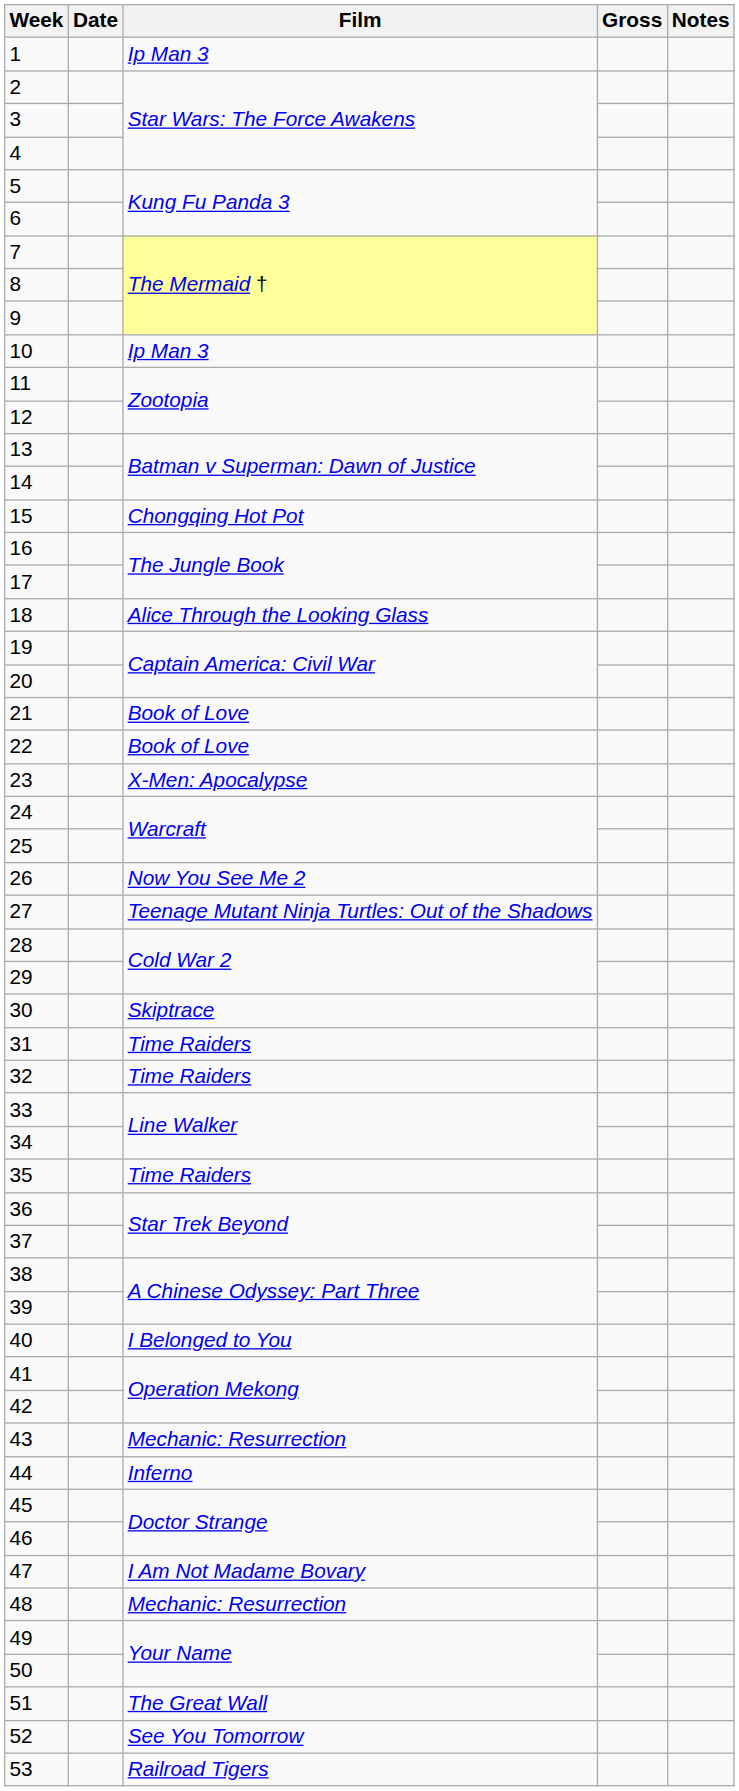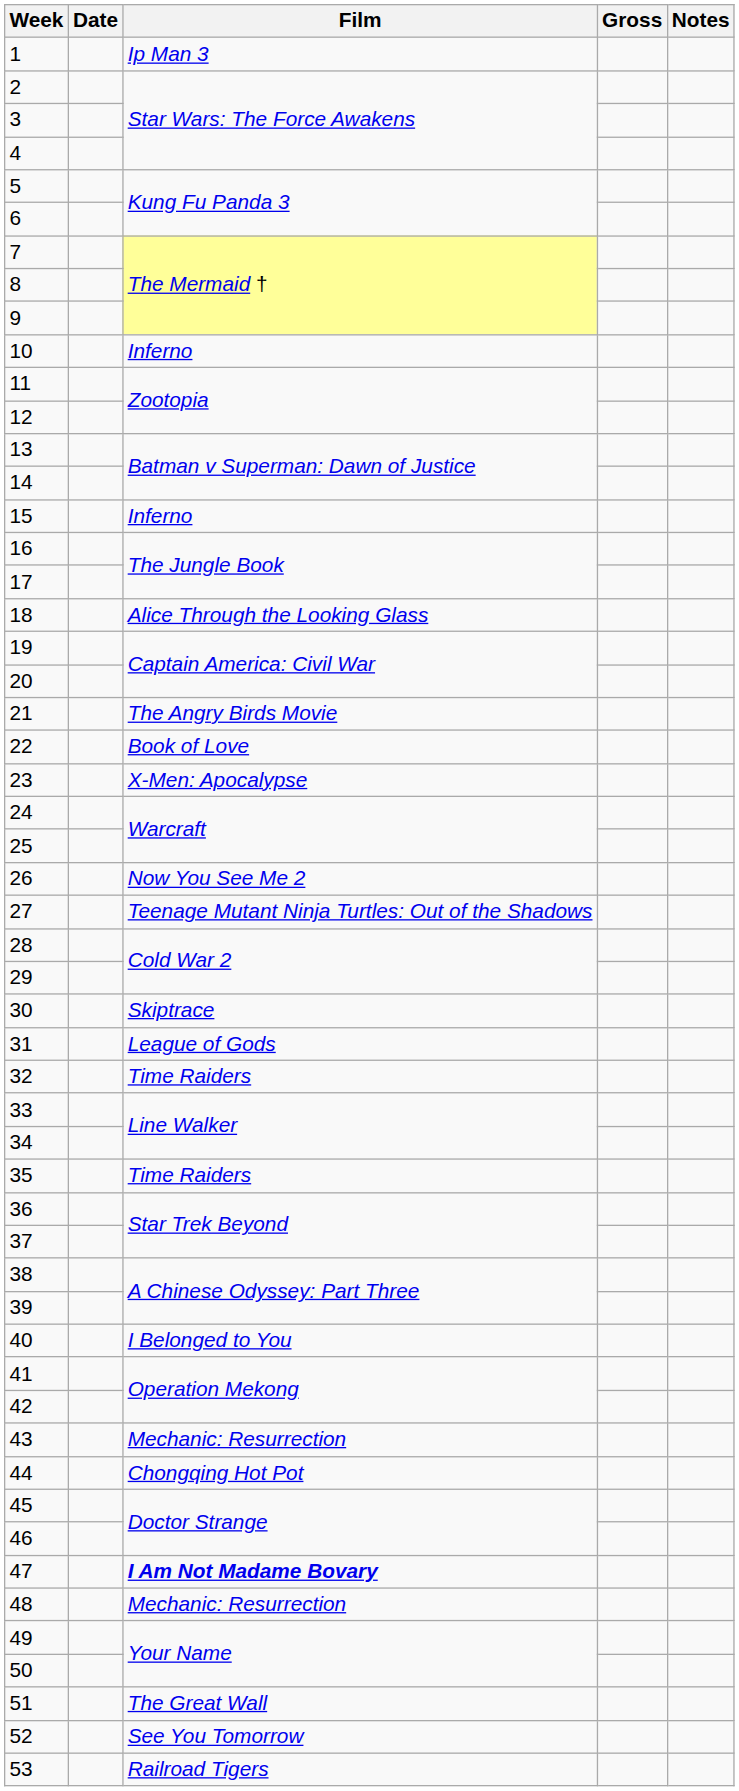(168, 350) Ip Man 3 -> (160, 350) Inferno
(216, 515) Chongqing Hot Pot -> (160, 515) Inferno
(188, 713) Book of Love -> (232, 713) The Angry Birds Movie
(189, 1043) Time Raiders -> (202, 1043) League of Gods
(160, 1472) Inferno -> (216, 1472) Chongqing Hot Pot
(246, 1571) normal -> (253, 1571) bold
